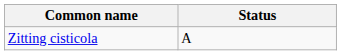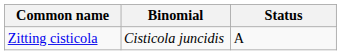+ column: (176, 15)
